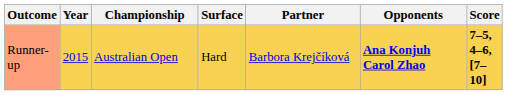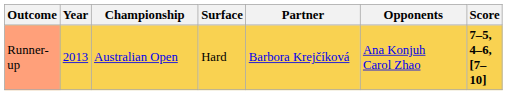(75, 57) 2015 -> (75, 57) 2013
(397, 57) bold -> (394, 57) normal
